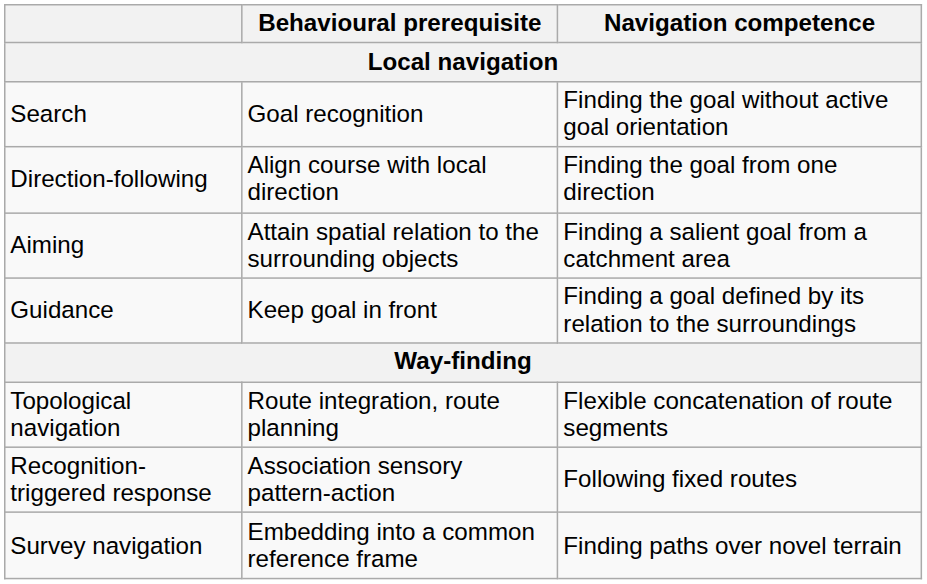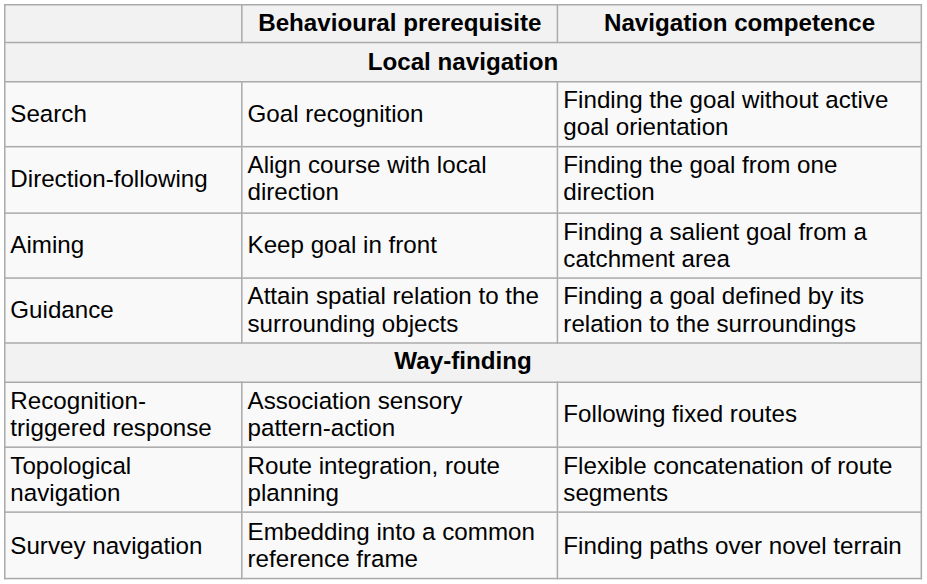(393, 244) Attain spatial relation to the surrounding objects -> (342, 244) Keep goal in front
(342, 310) Keep goal in front -> (393, 310) Attain spatial relation to the surrounding objects
rows swapped: (111, 479) <-> (71, 414)
